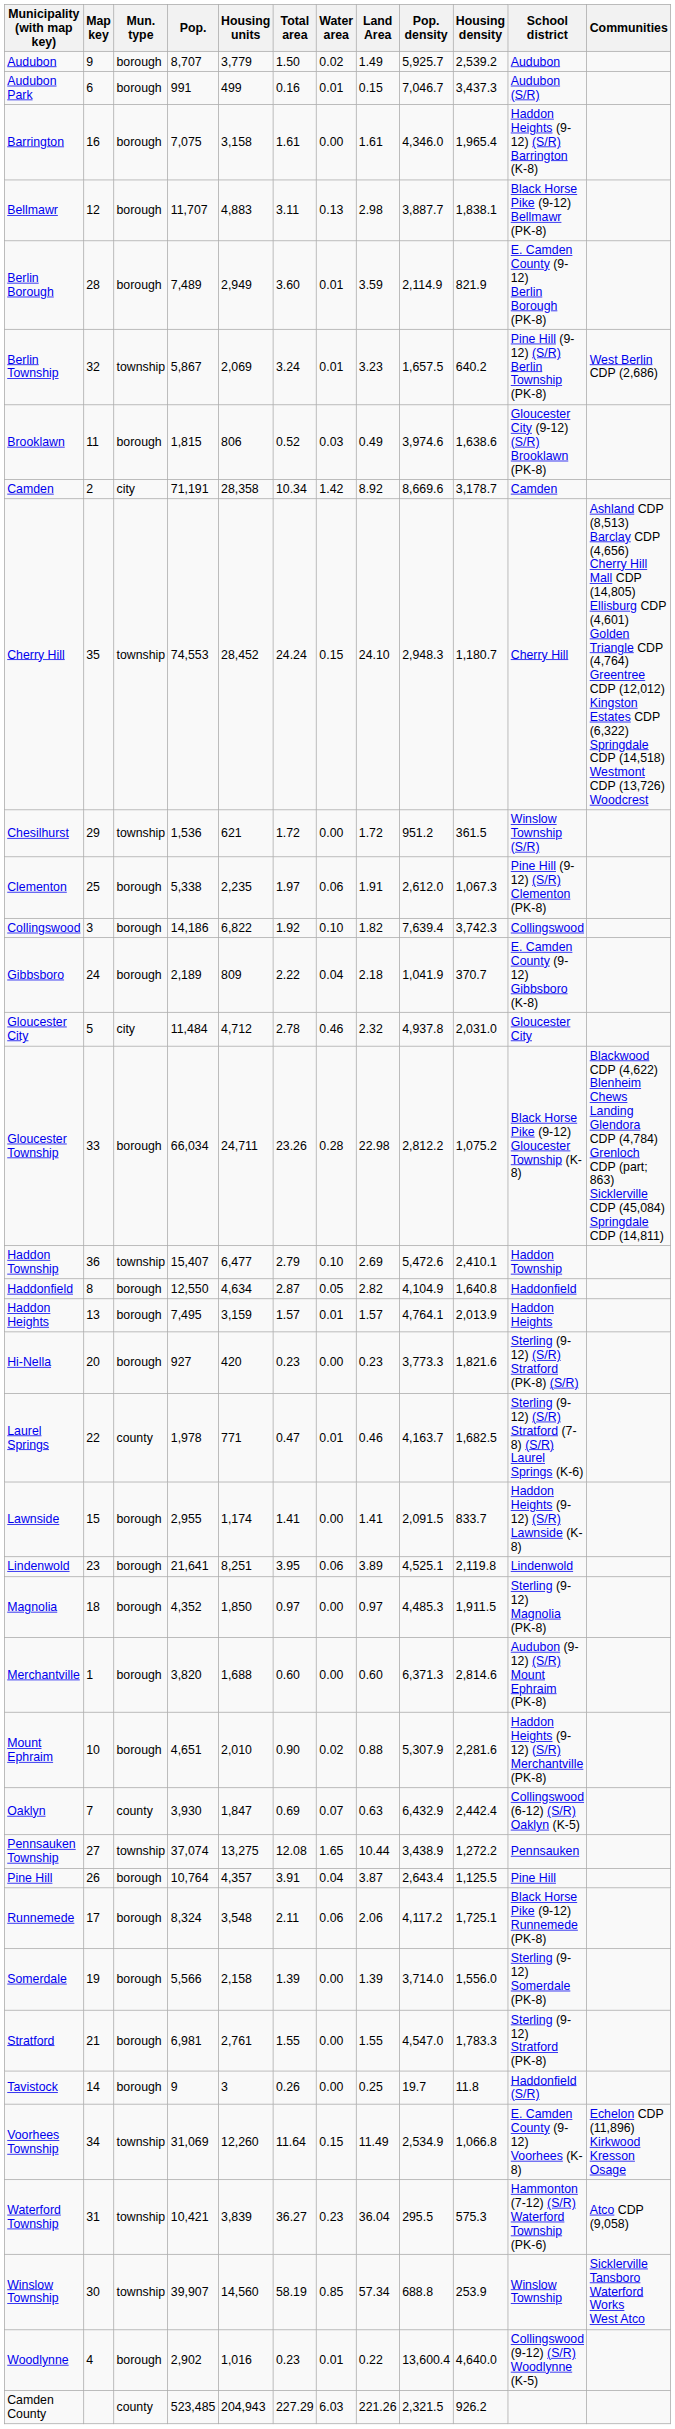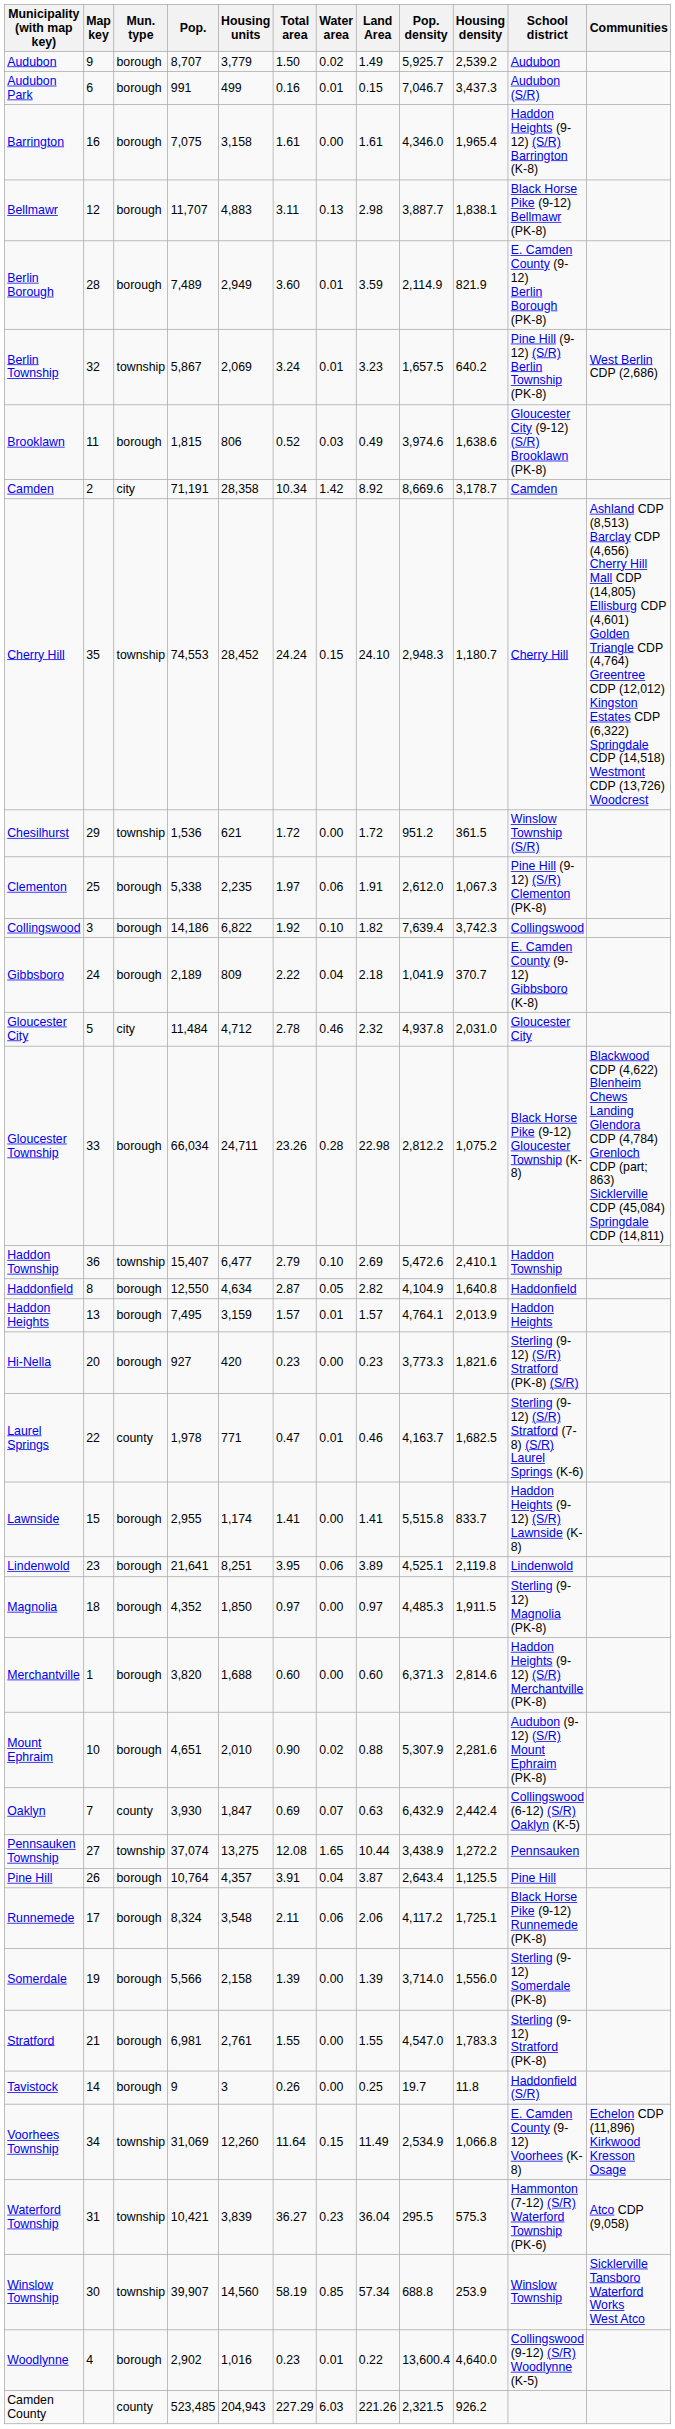(423, 1519) 2,091.5 -> (423, 1519) 5,515.8
(545, 1675) Audubon (9-12) (S/R) Mount Ephraim (PK-8) -> (547, 1675) Haddon Heights (9-12) (S/R) Merchantville (PK-8)
(547, 1750) Haddon Heights (9-12) (S/R) Merchantville (PK-8) -> (545, 1750) Audubon (9-12) (S/R) Mount Ephraim (PK-8)
